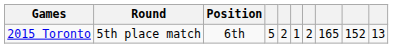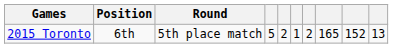columns swapped: (149, 14) <-> (234, 14)
